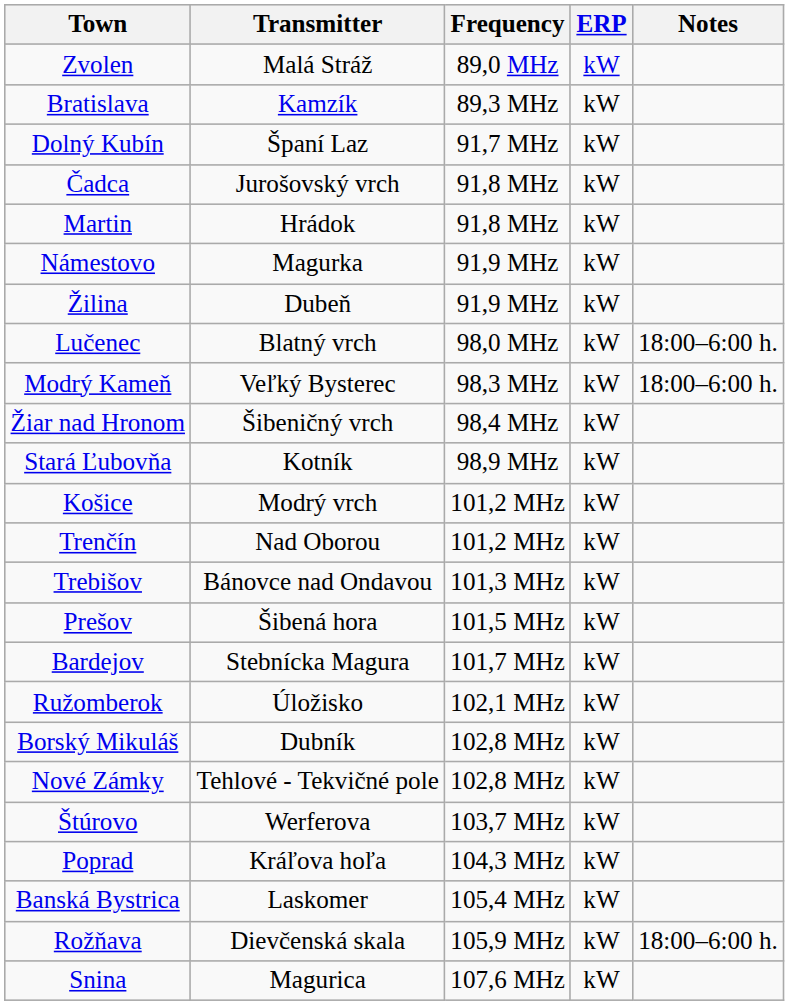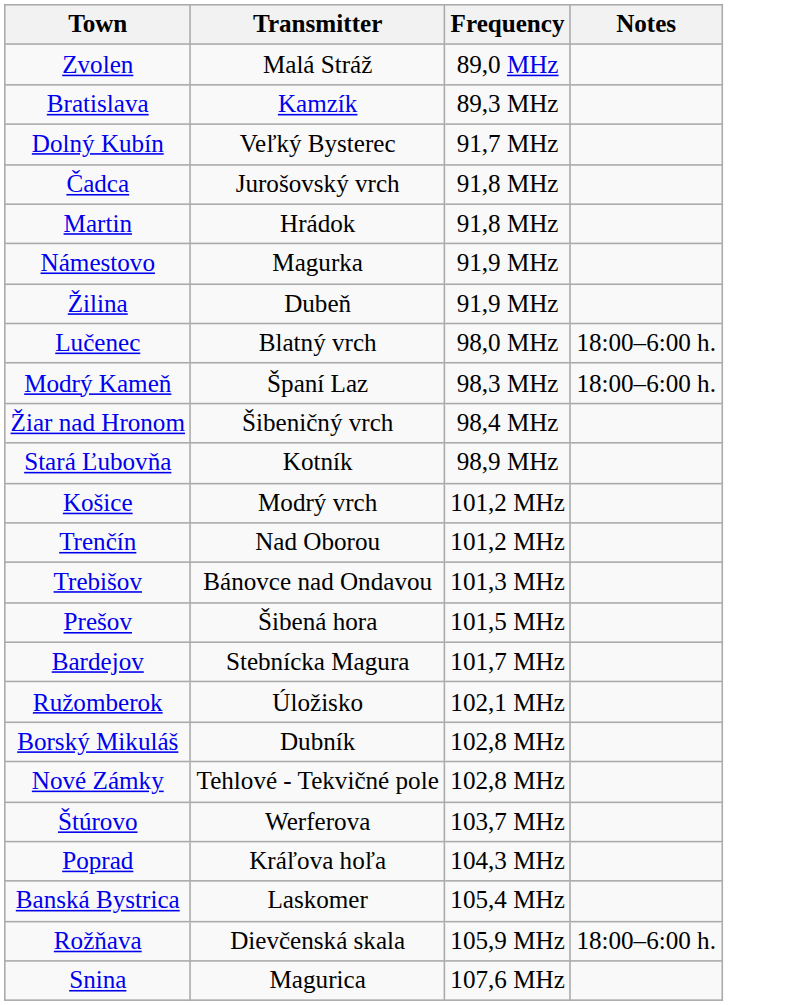- column: (602, 24)
(318, 143) Španí Laz -> (318, 143) Veľký Bysterec
(318, 382) Veľký Bysterec -> (318, 382) Španí Laz
